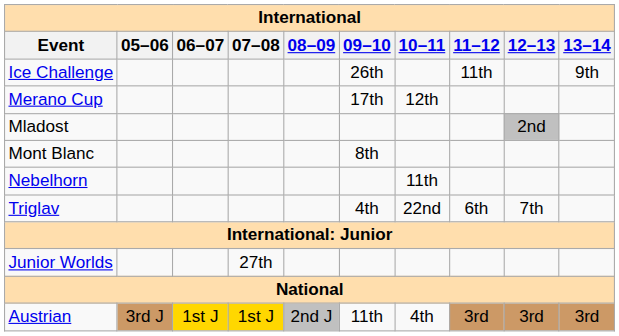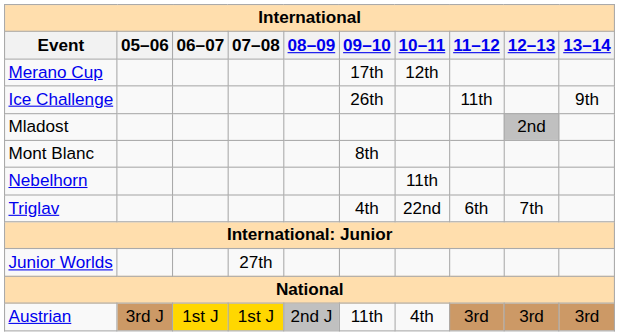rows swapped: (61, 72) <-> (56, 99)
